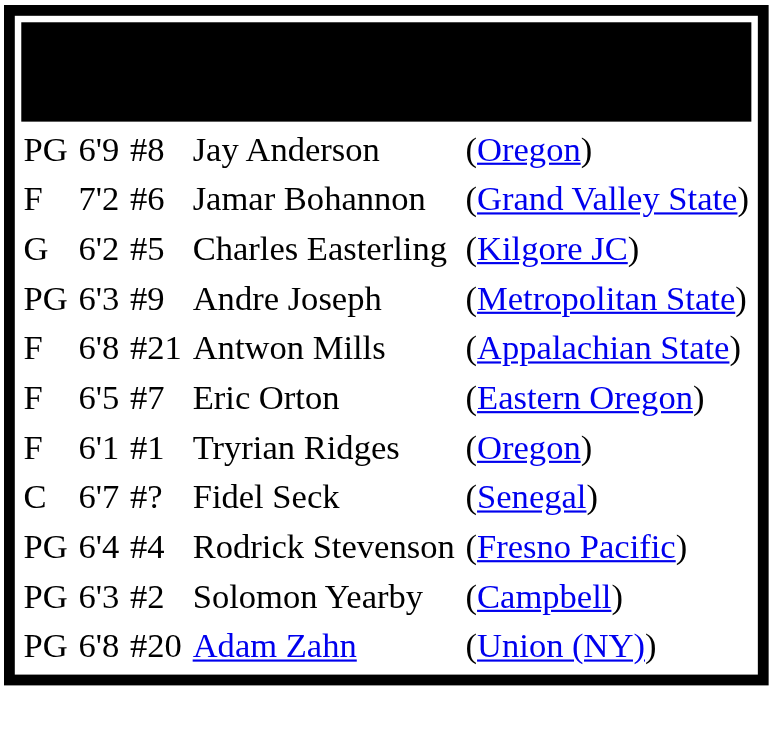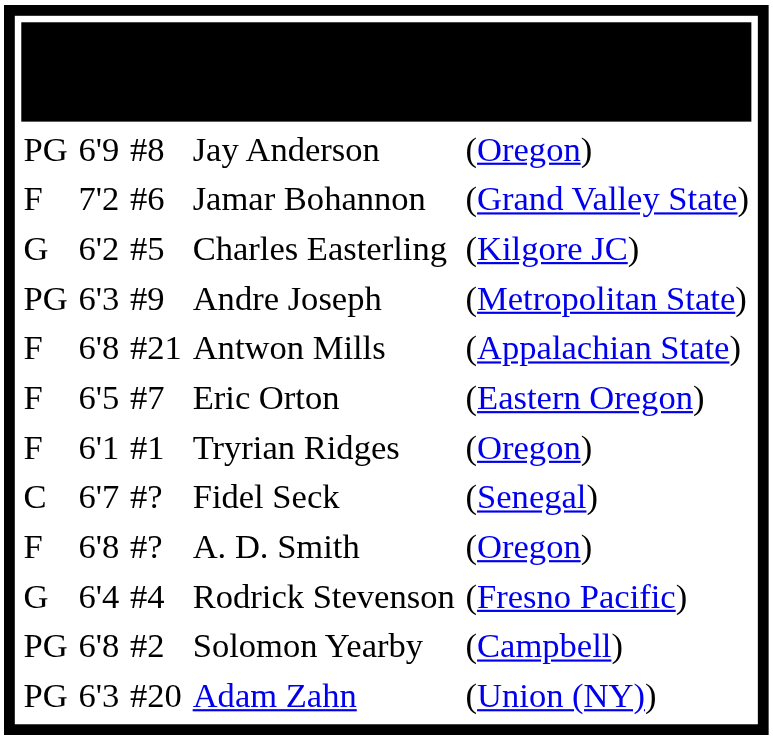+ row: (276, 546)
(46, 546) PG -> (36, 596) G
(99, 596) 6'3 -> (99, 645) 6'8
(99, 645) 6'8 -> (99, 695) 6'3
